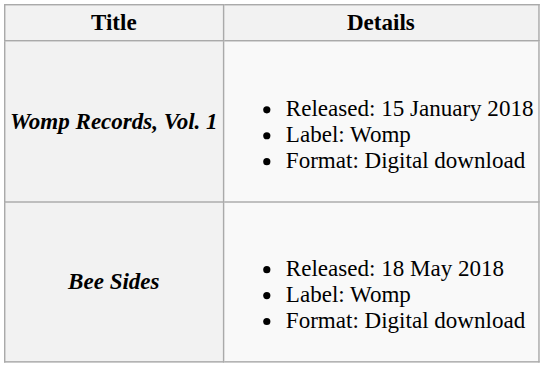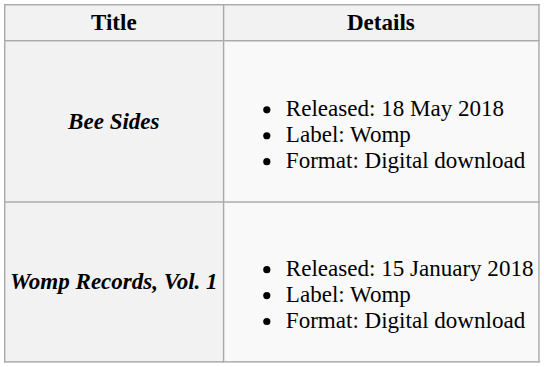rows swapped: (114, 121) <-> (114, 281)
